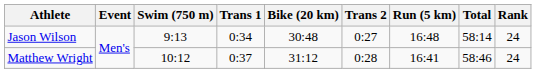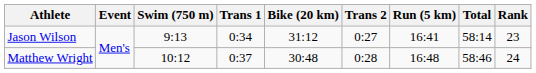(303, 36) 30:48 -> (303, 36) 31:12
(424, 36) 16:48 -> (424, 36) 16:41
(513, 36) 24 -> (513, 36) 23
(303, 58) 31:12 -> (303, 58) 30:48
(424, 58) 16:41 -> (424, 58) 16:48
